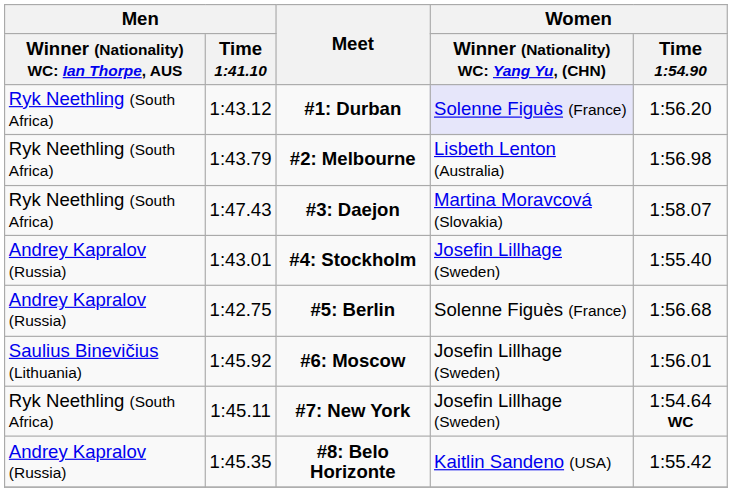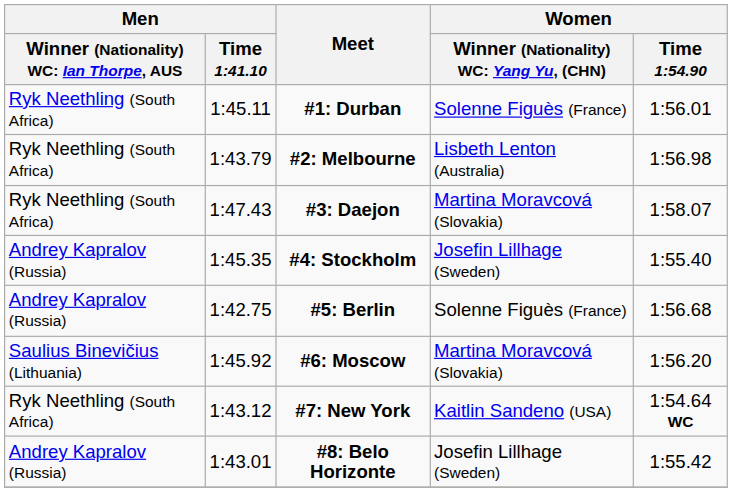(241, 109) 1:43.12 -> (241, 109) 1:45.11
(530, 109) lavender background -> (530, 109) no background
(681, 109) 1:56.20 -> (681, 109) 1:56.01
(241, 260) 1:43.01 -> (241, 260) 1:45.35
(498, 360) Josefin Lillhage (Sweden) -> (513, 360) Martina Moravcová (Slovakia)
(681, 360) 1:56.01 -> (681, 360) 1:56.20
(241, 411) 1:45.11 -> (241, 411) 1:43.12
(498, 411) Josefin Lillhage (Sweden) -> (523, 411) Kaitlin Sandeno (USA)
(241, 461) 1:45.35 -> (241, 461) 1:43.01
(523, 461) Kaitlin Sandeno (USA) -> (498, 461) Josefin Lillhage (Sweden)
